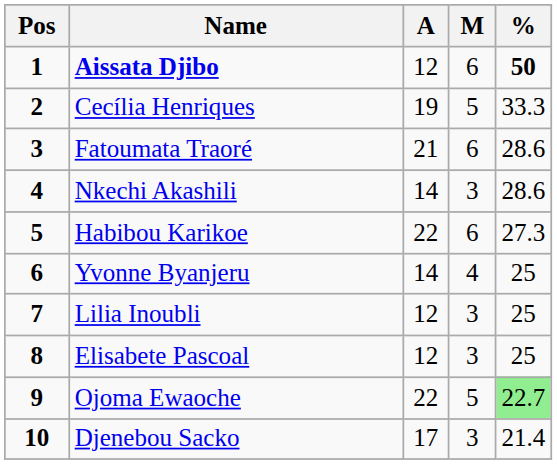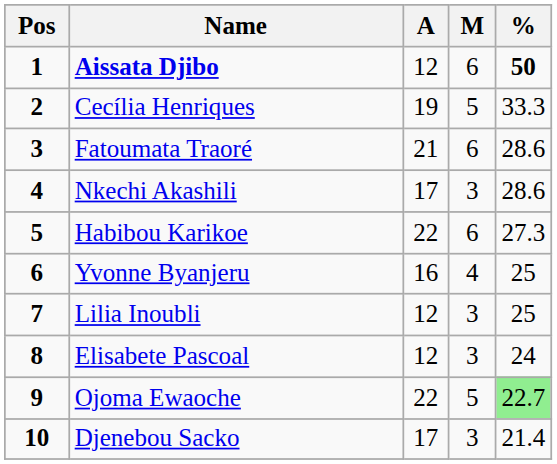(426, 190) 14 -> (426, 190) 17
(426, 273) 14 -> (426, 273) 16
(523, 356) 25 -> (523, 356) 24
